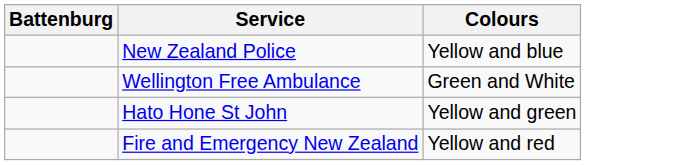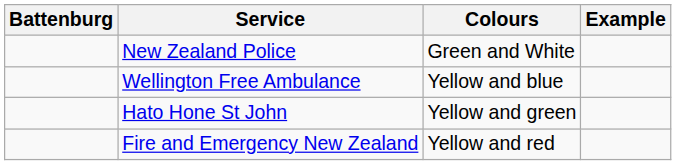+ column: (626, 19)
(495, 50) Yellow and blue -> (501, 50) Green and White
(501, 81) Green and White -> (495, 81) Yellow and blue
